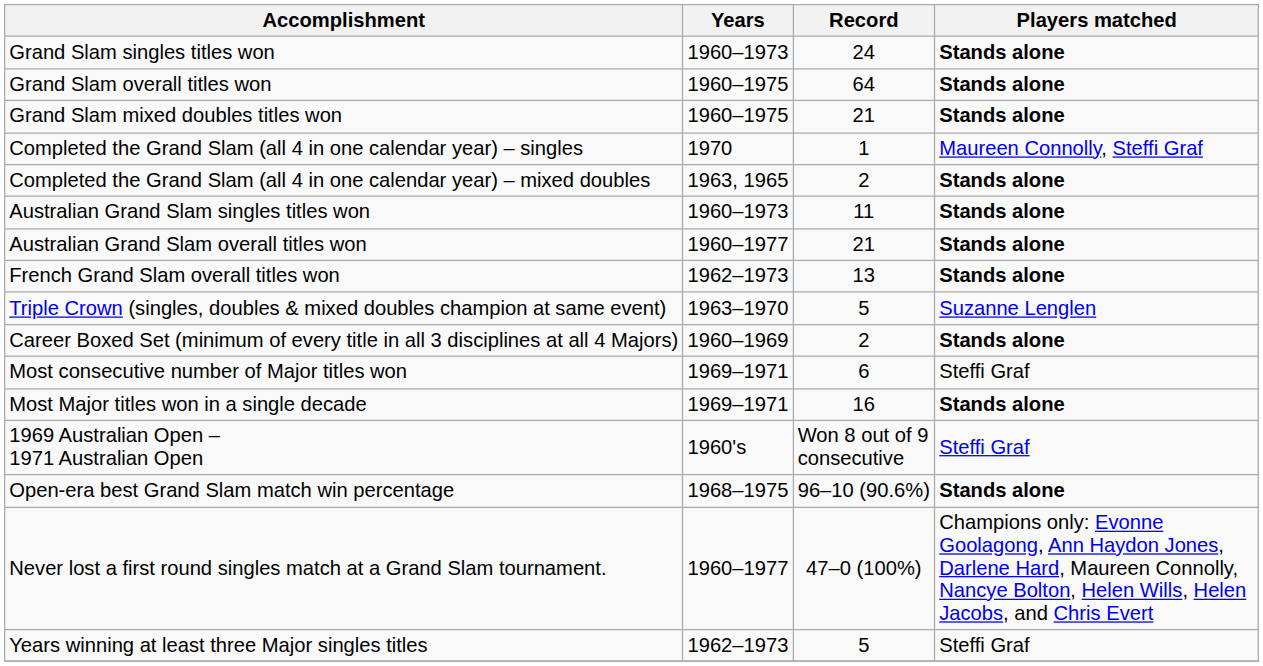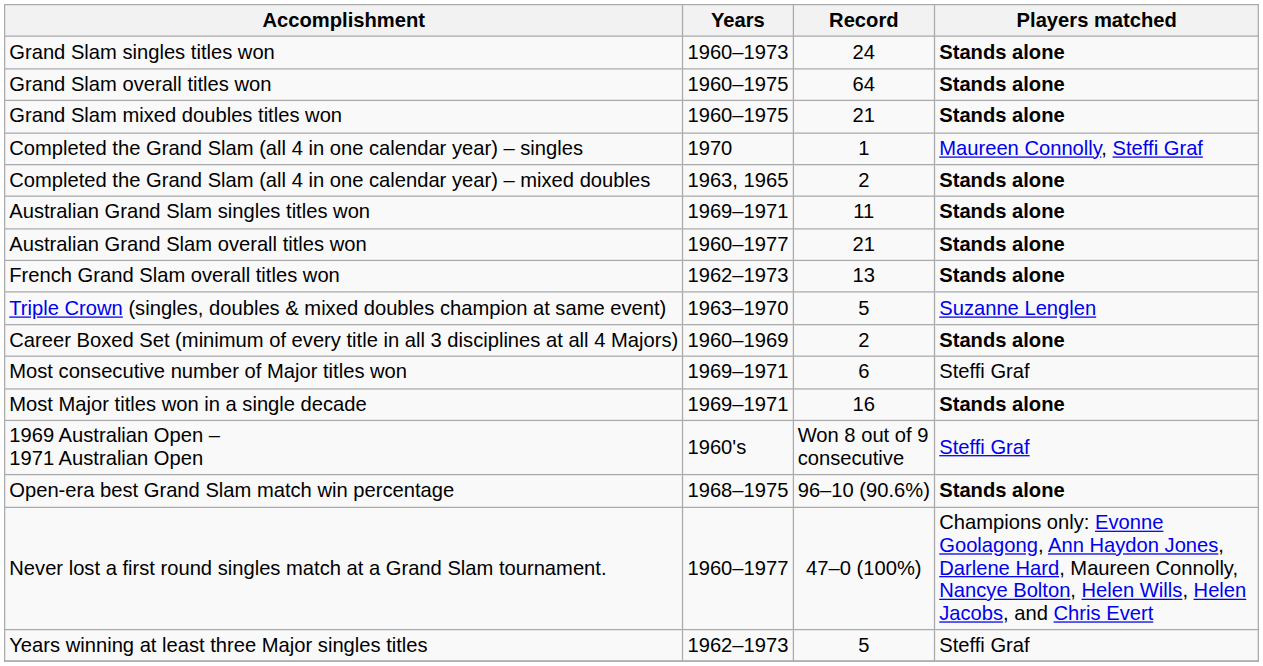(738, 212) 1960–1973 -> (738, 212) 1969–1971
